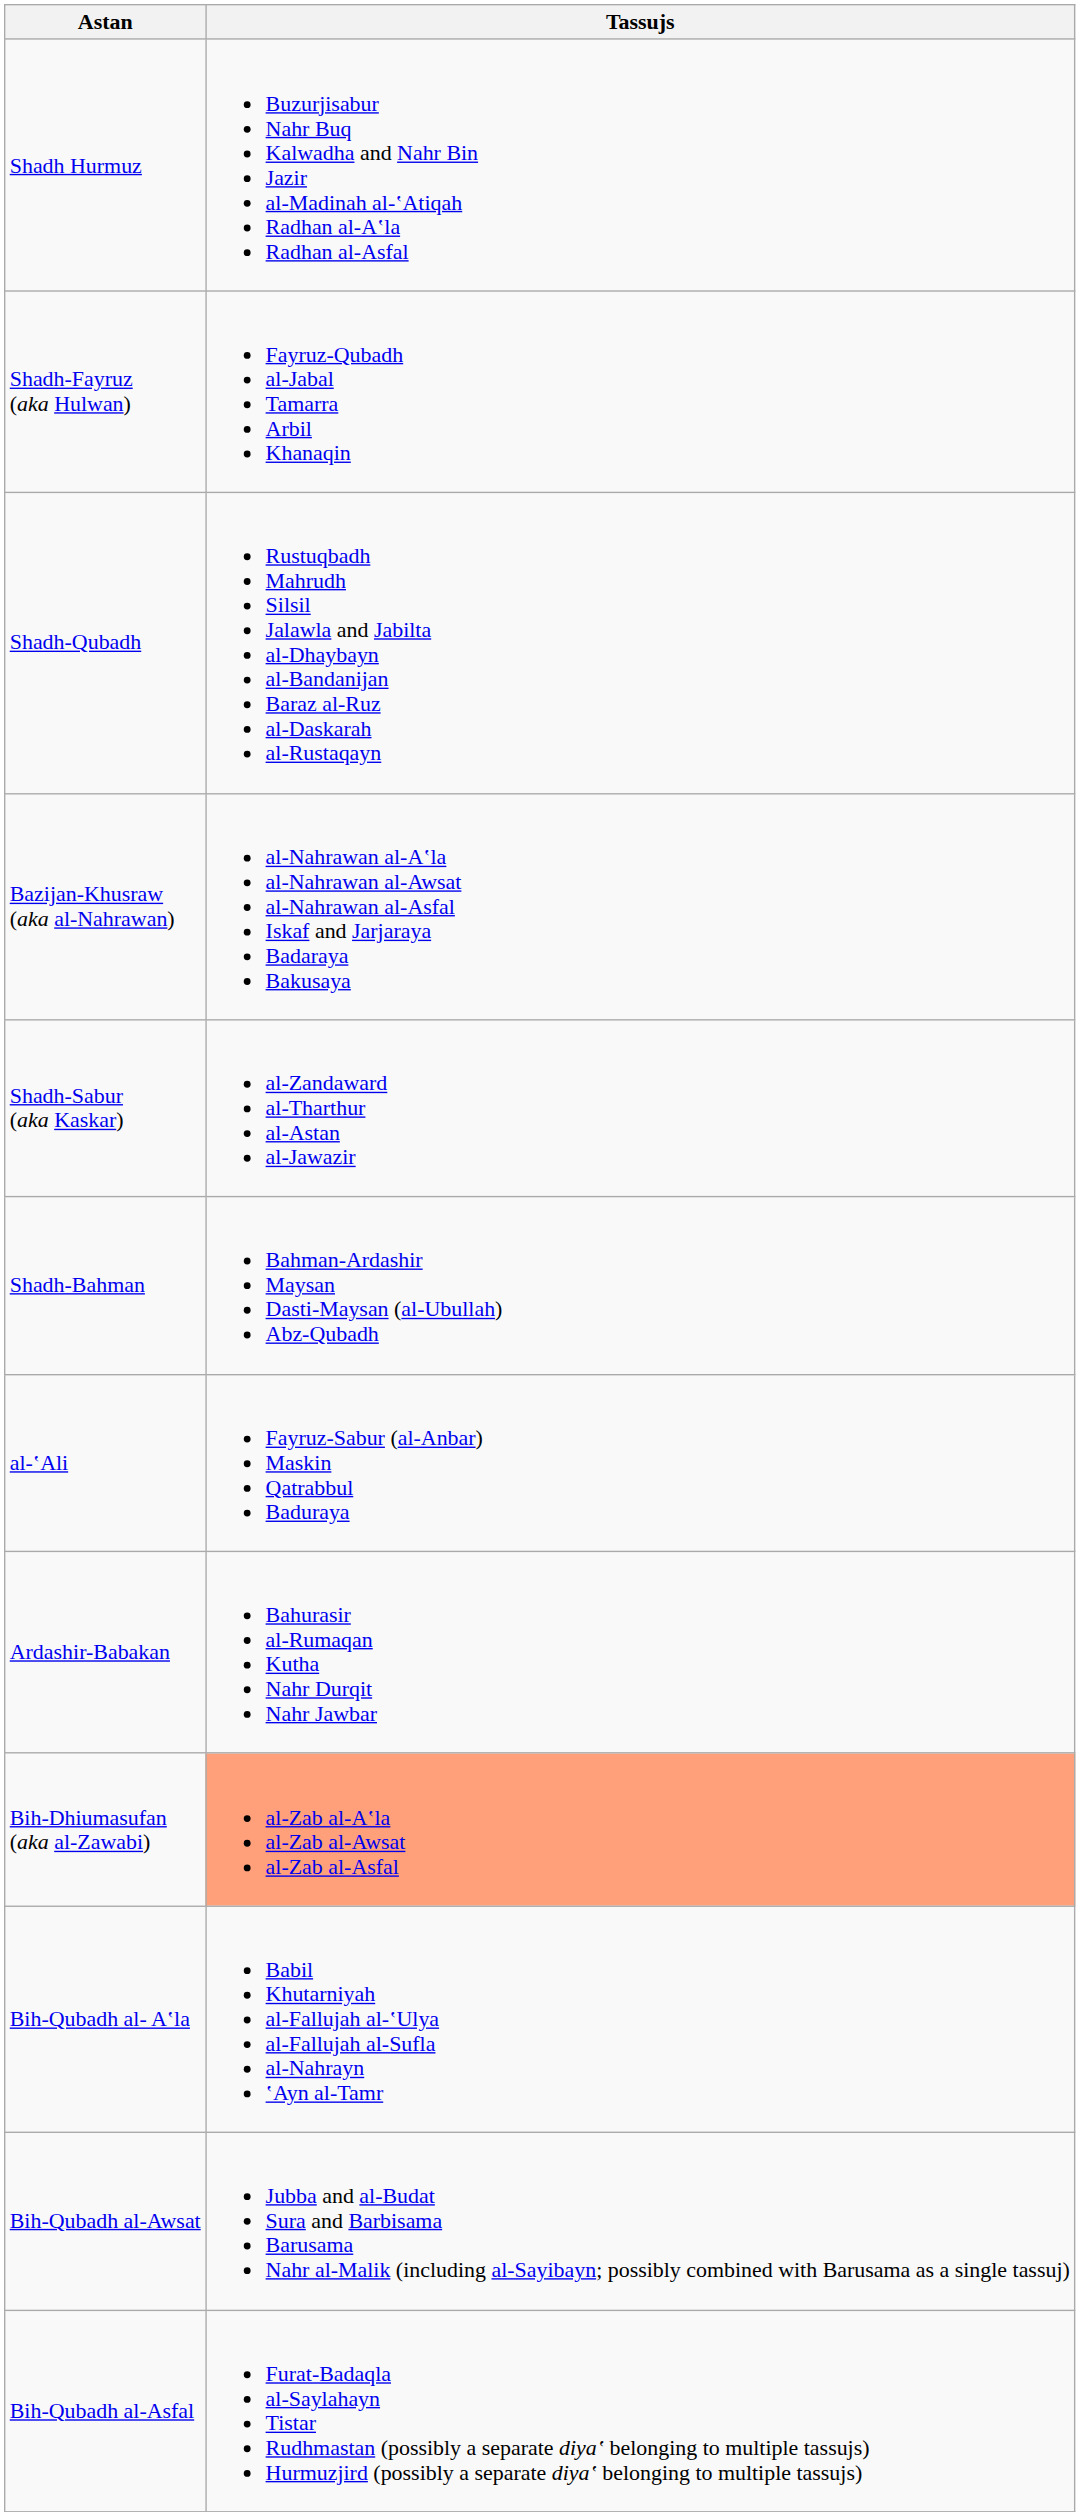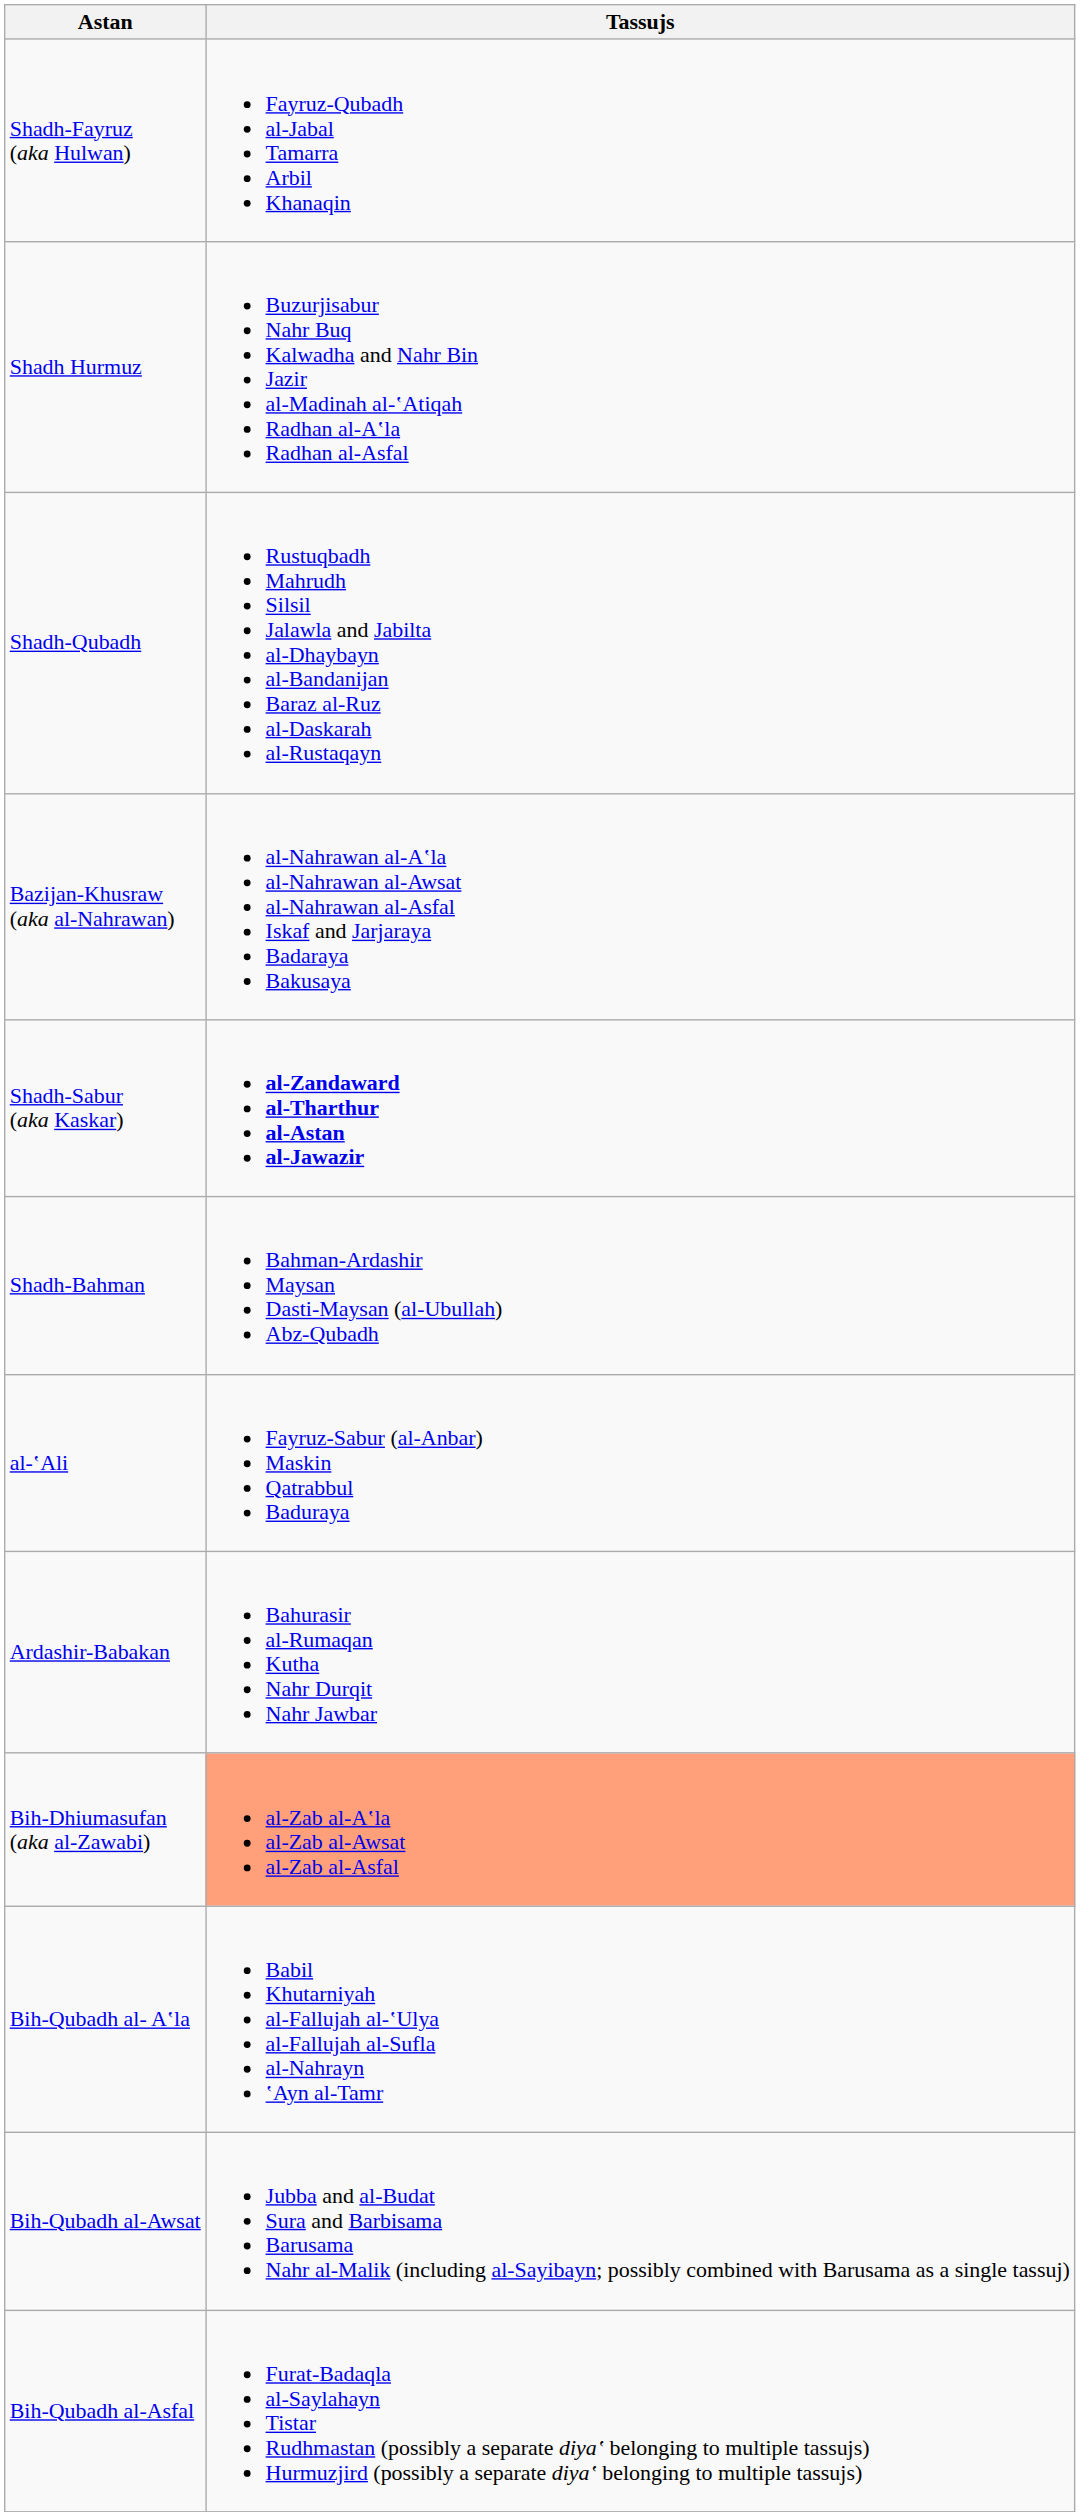rows swapped: (71, 391) <-> (76, 164)
(640, 1121) normal -> (640, 1121) bold
